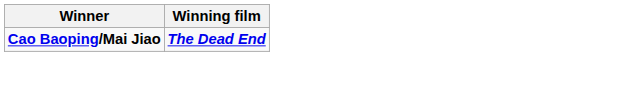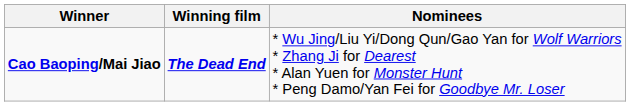+ column: (447, 16)
